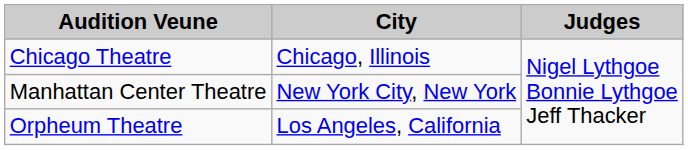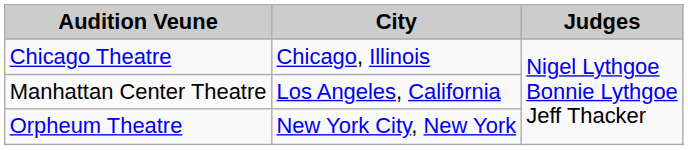(396, 91) New York City, New York -> (389, 91) Los Angeles, California
(389, 126) Los Angeles, California -> (396, 126) New York City, New York
